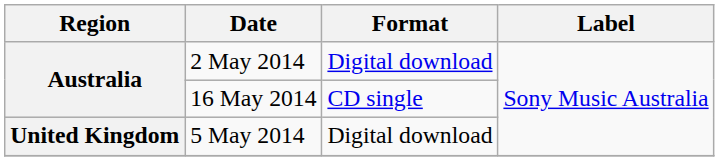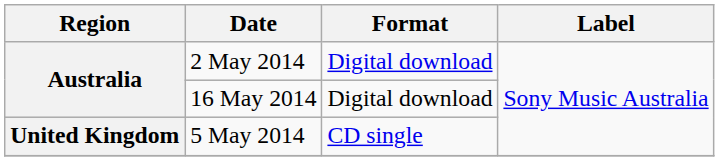(375, 98) CD single -> (410, 98) Digital download
(410, 135) Digital download -> (375, 135) CD single
